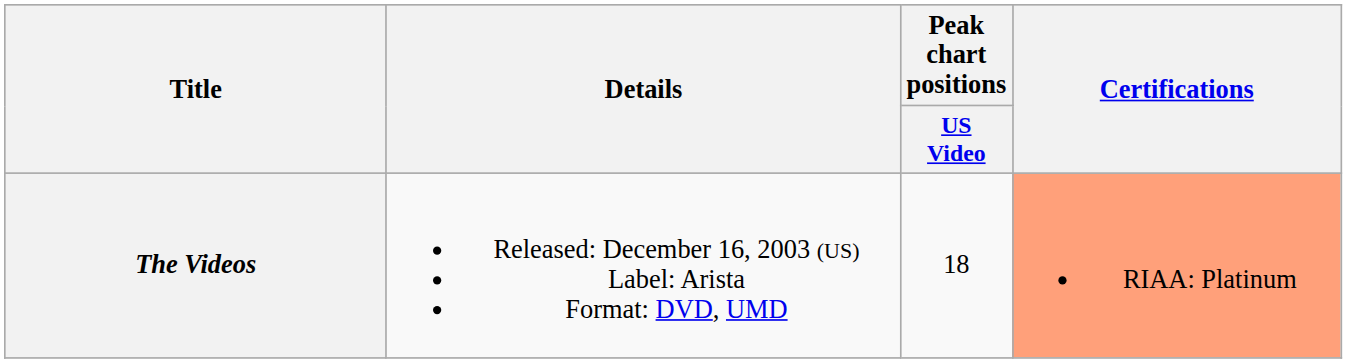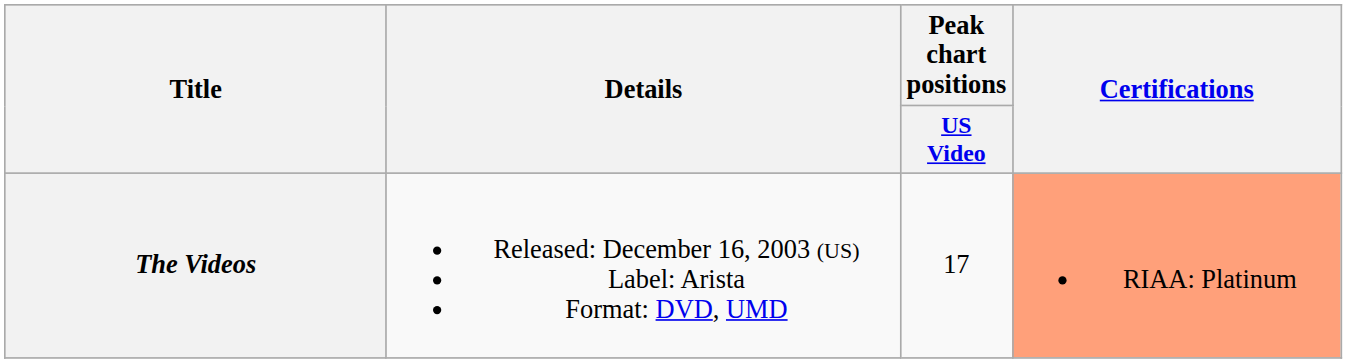(956, 264) 18 -> (956, 264) 17
